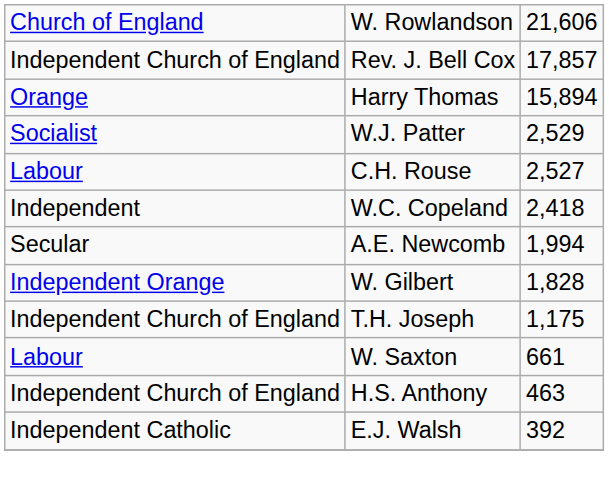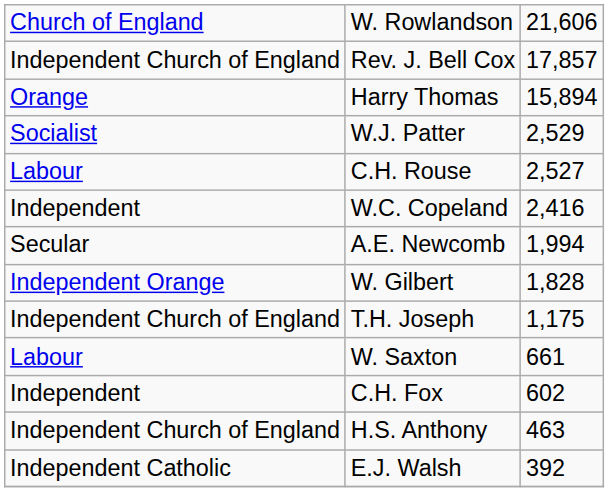(555, 208) 2,418 -> (555, 208) 2,416
+ row: (397, 393)
